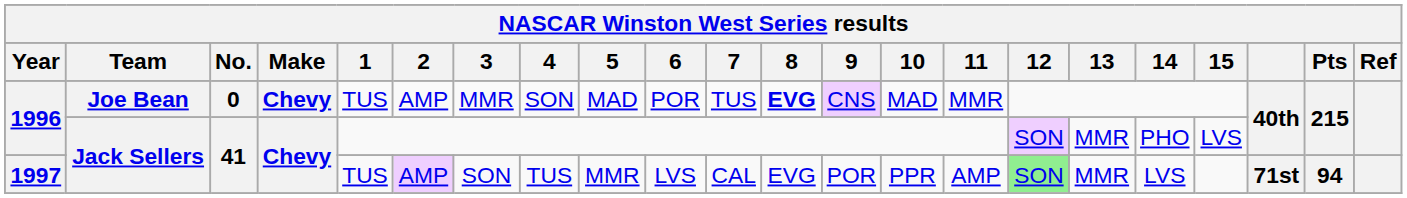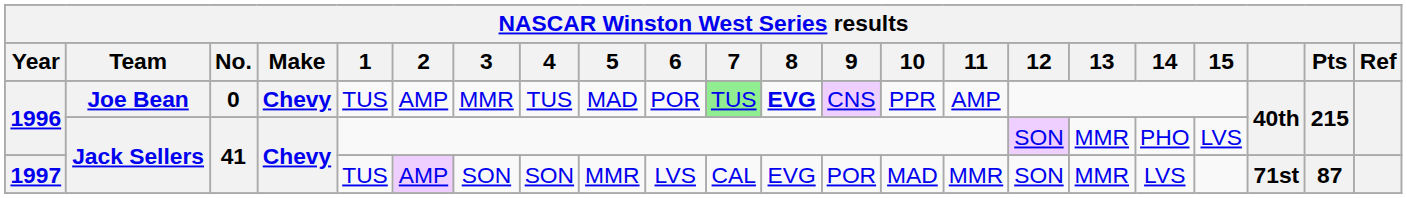(549, 99) SON -> (549, 99) TUS
(734, 99) no background -> (734, 99) lightgreen background
(912, 99) MAD -> (912, 99) PPR
(976, 99) MMR -> (976, 99) AMP
(549, 174) TUS -> (549, 174) SON
(912, 174) PPR -> (912, 174) MAD
(976, 174) AMP -> (976, 174) MMR
(1039, 174) lightgreen background -> (1039, 174) no background
(1330, 174) 94 -> (1330, 174) 87
